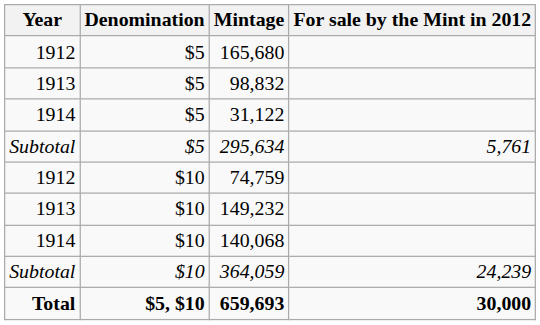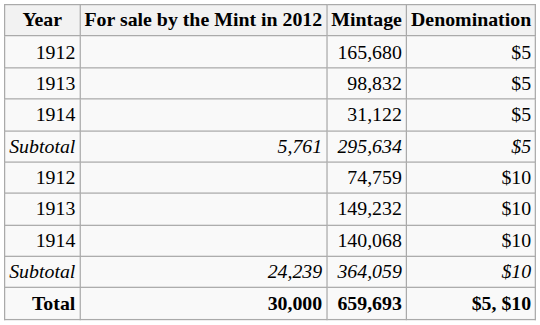columns swapped: (145, 20) <-> (412, 20)
